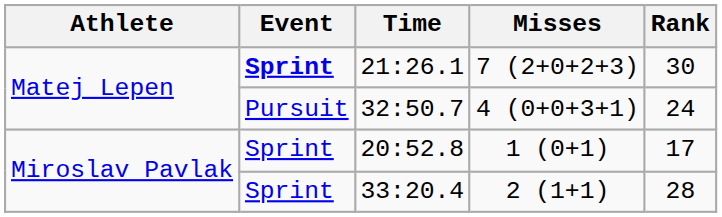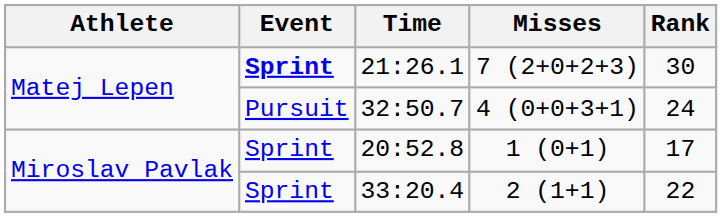(680, 191) 28 -> (680, 191) 22
